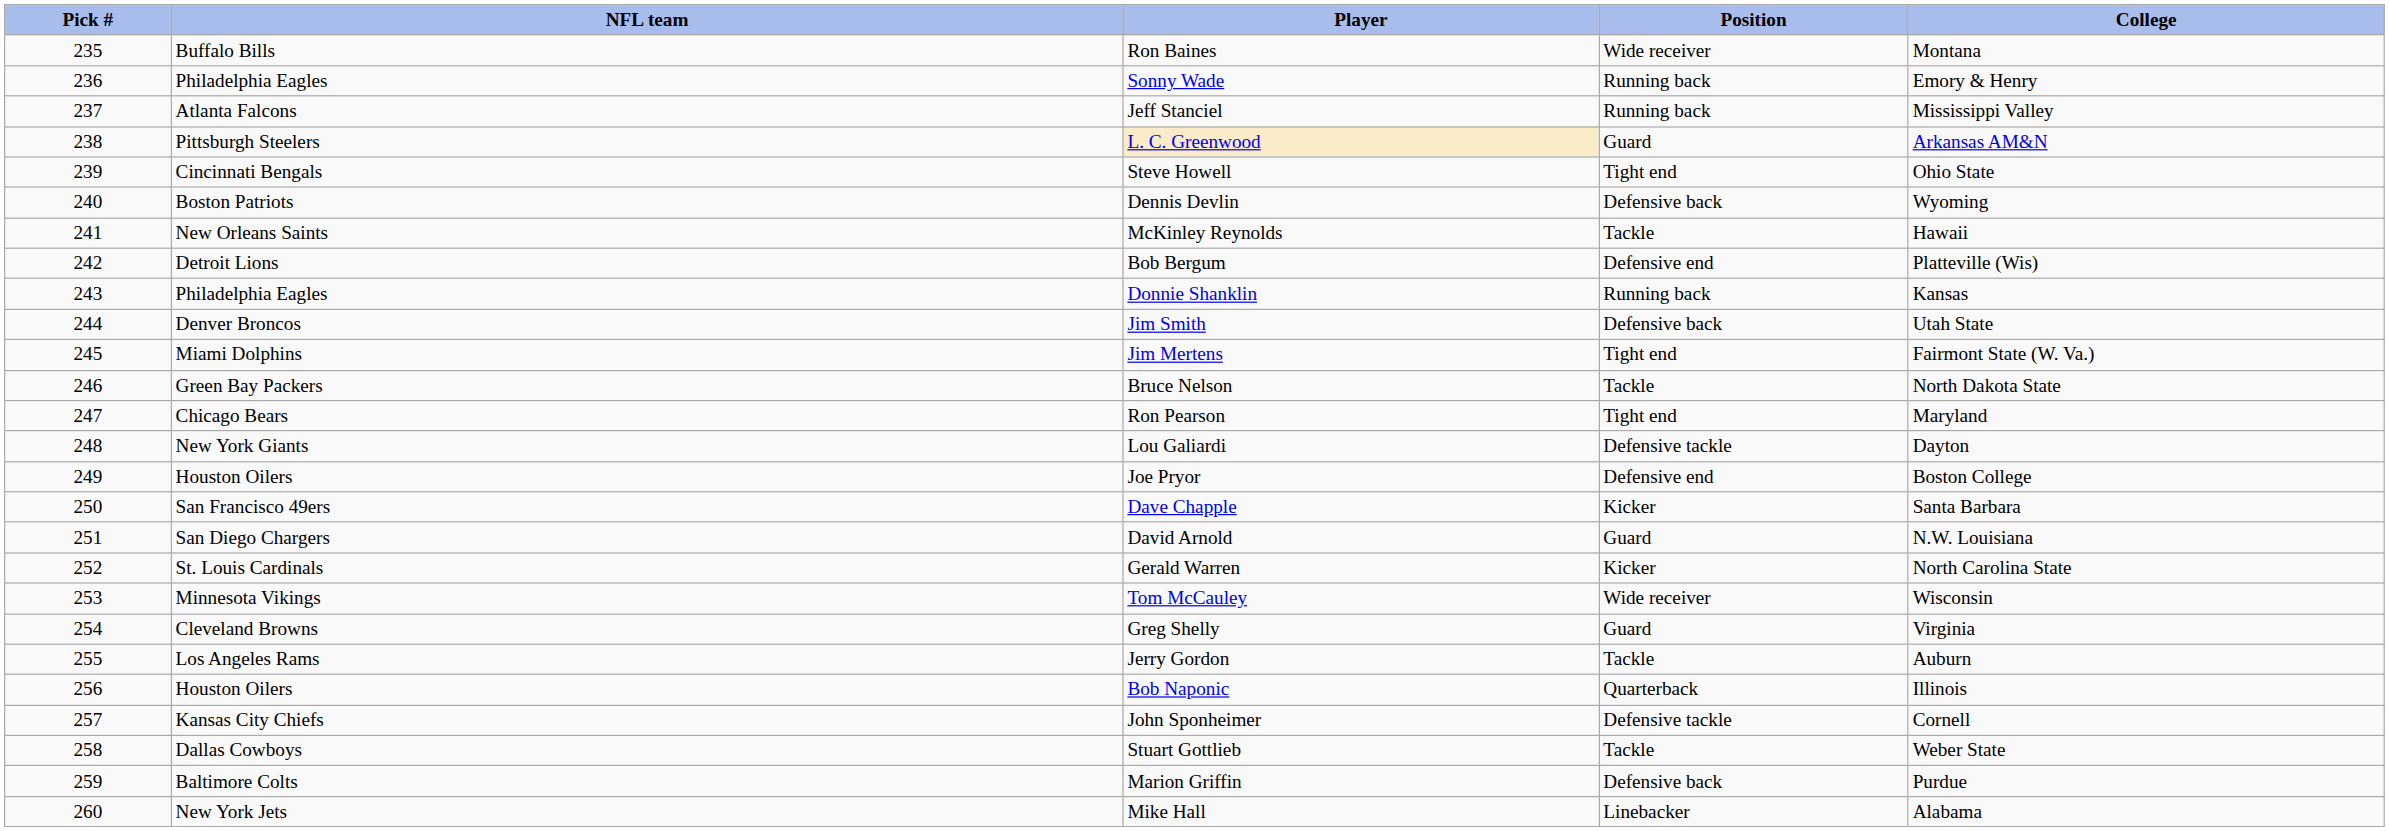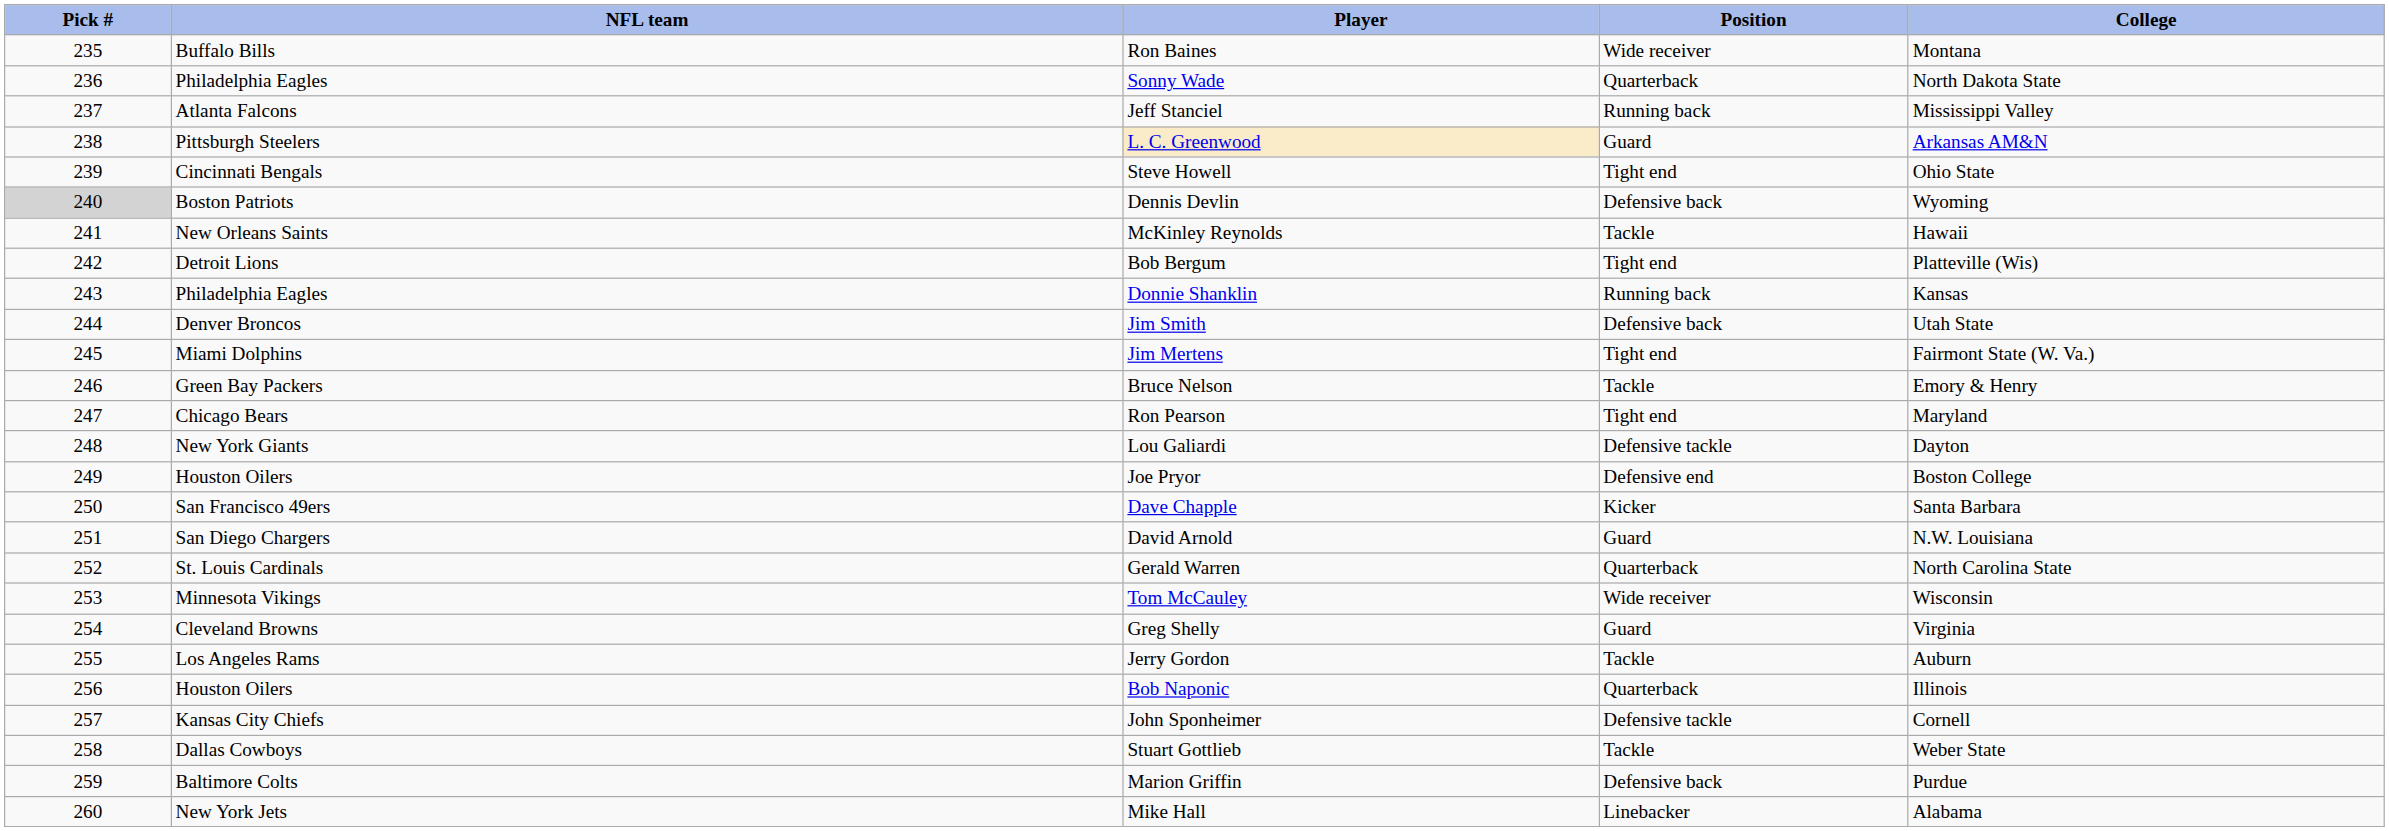(1657, 80) Running back -> (1651, 80) Quarterback
(1975, 80) Emory & Henry -> (1987, 80) North Dakota State
(88, 202) no background -> (88, 202) lightgrey background
(1659, 263) Defensive end -> (1640, 263) Tight end
(1987, 385) North Dakota State -> (1975, 385) Emory & Henry
(1629, 567) Kicker -> (1651, 567) Quarterback
